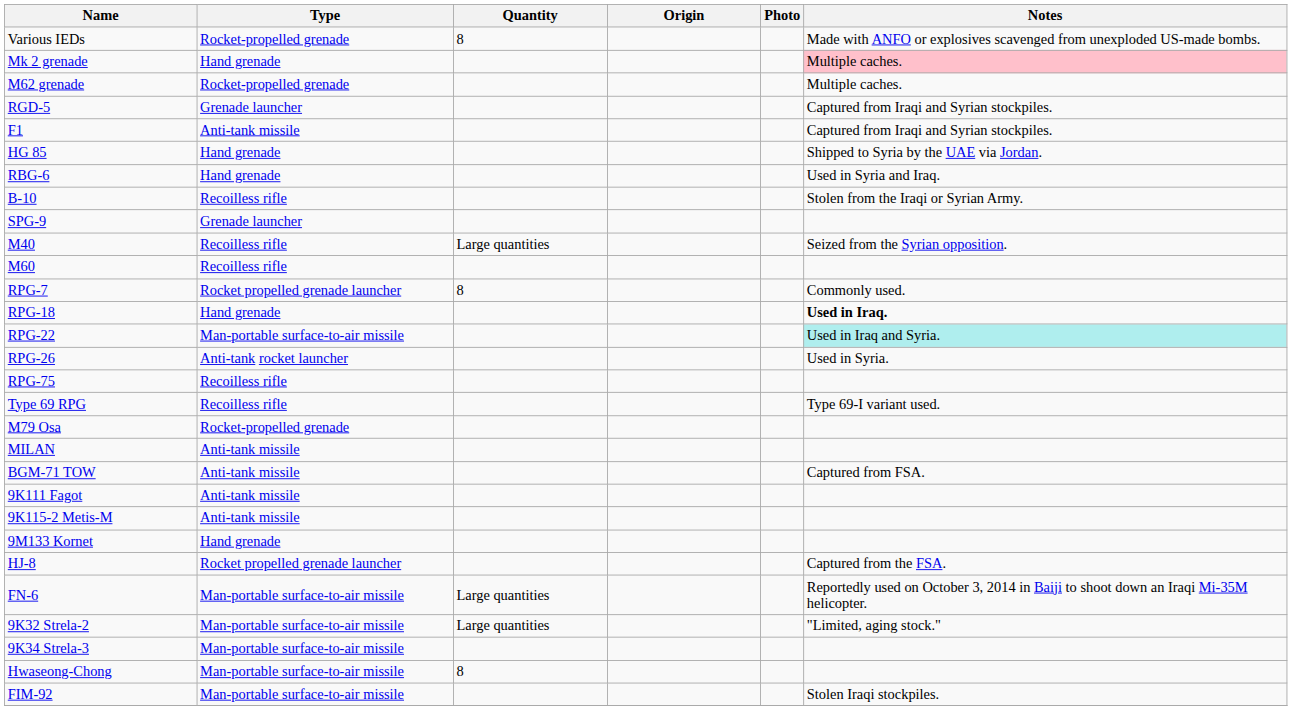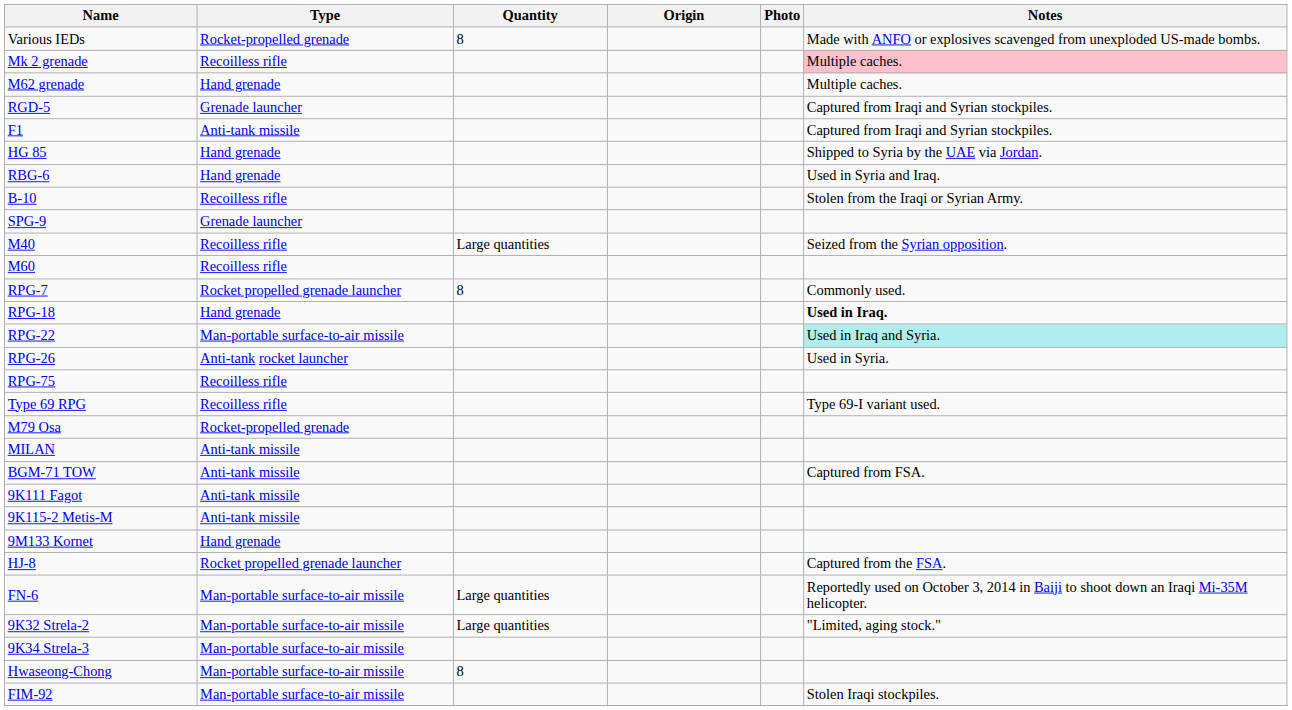(240, 61) Hand grenade -> (243, 61) Recoilless rifle
(275, 84) Rocket-propelled grenade -> (240, 84) Hand grenade
